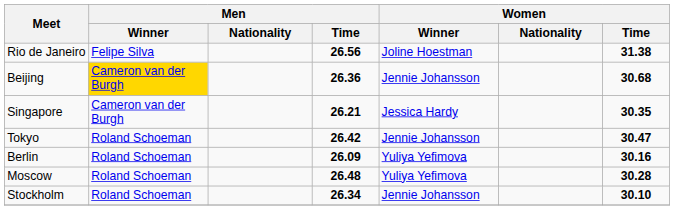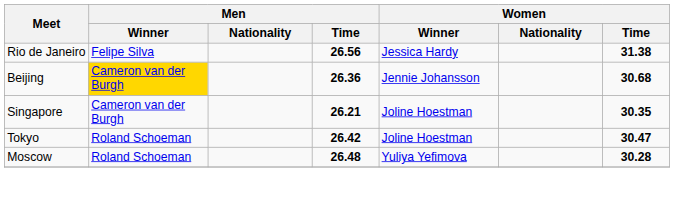(427, 52) Joline Hoestman -> (420, 52) Jessica Hardy
(420, 111) Jessica Hardy -> (427, 111) Joline Hoestman
(431, 137) Jennie Johansson -> (427, 137) Joline Hoestman
- row: (23, 157)
- row: (36, 195)
